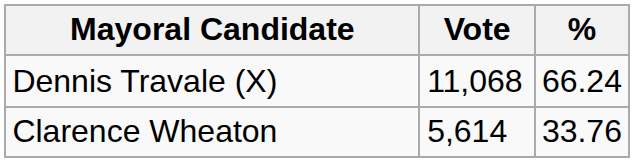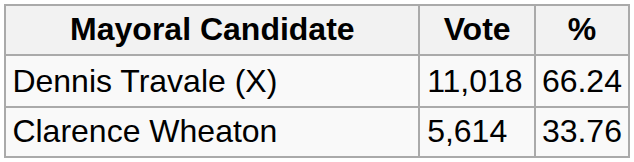(475, 80) 11,068 -> (475, 80) 11,018
